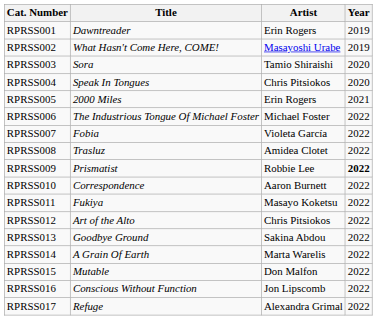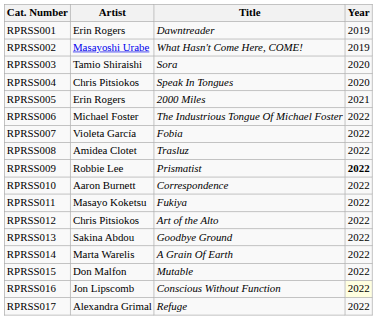columns swapped: (303, 13) <-> (166, 13)
(359, 289) no background -> (359, 289) lightyellow background
